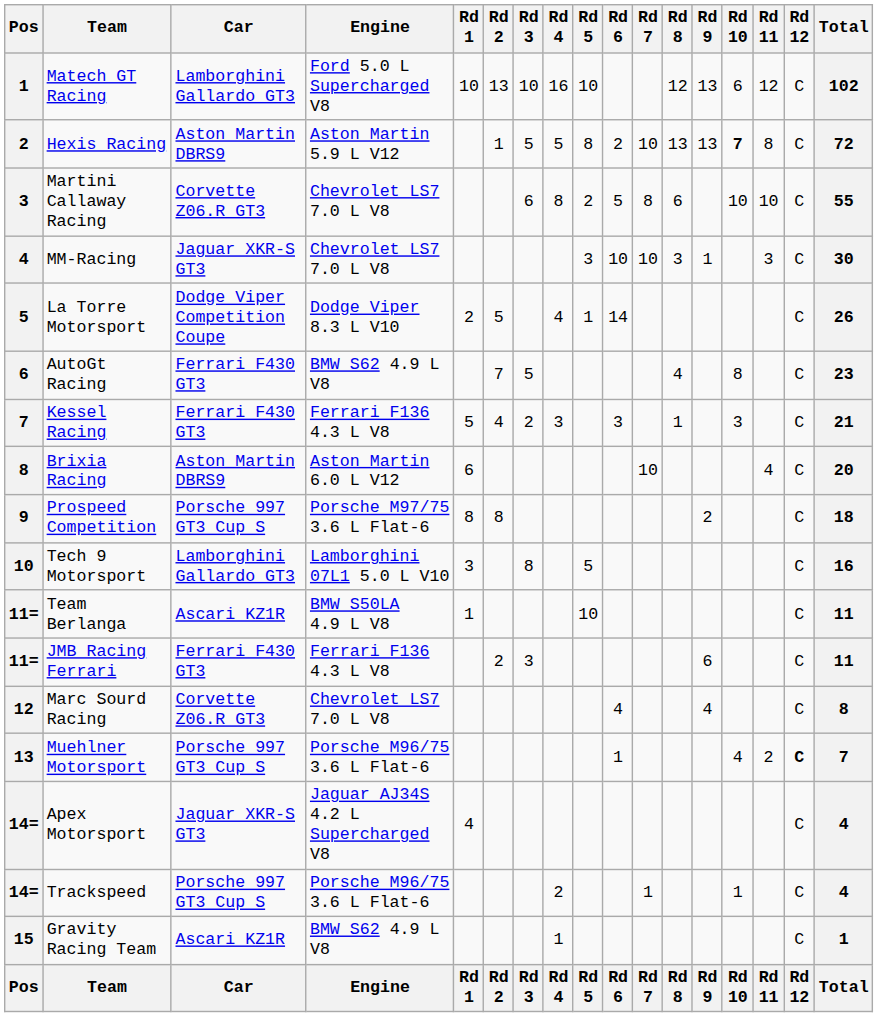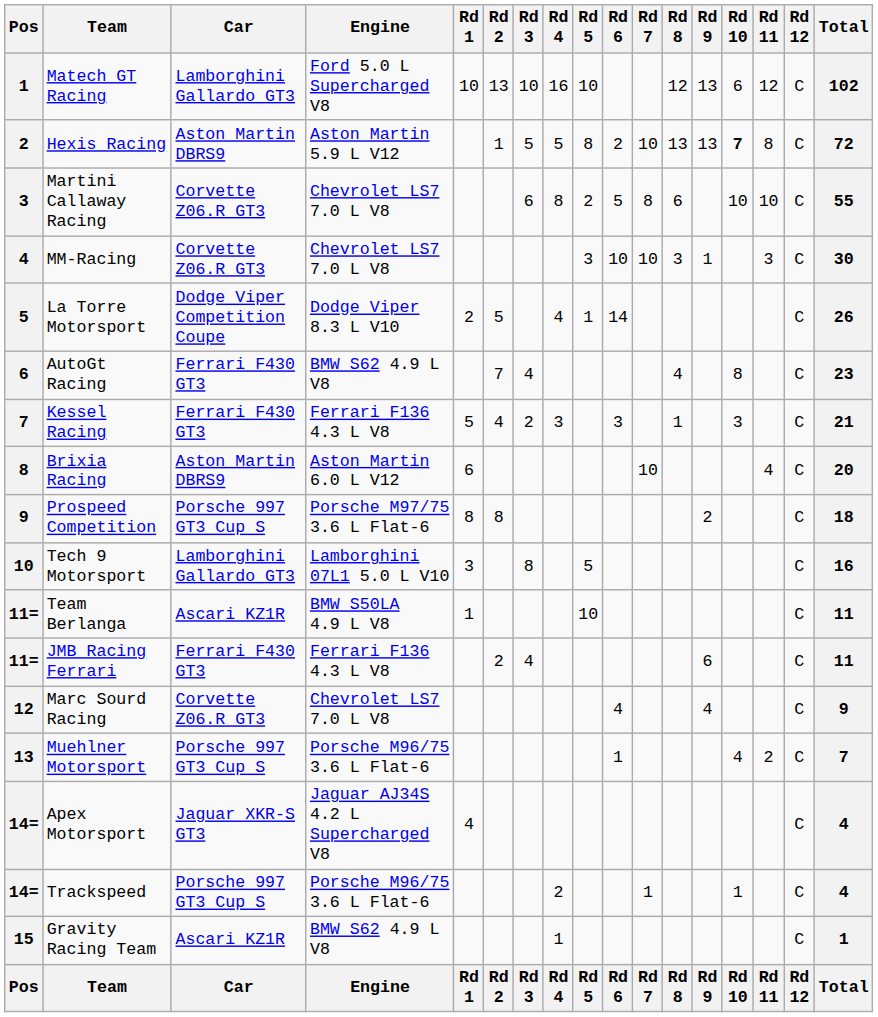(235, 259) Jaguar XKR-S GT3 -> (220, 259) Corvette Z06.R GT3
(529, 375) 5 -> (529, 375) 4
(529, 661) 3 -> (529, 661) 4
(844, 709) 8 -> (844, 709) 9
(799, 757) bold -> (799, 757) normal
